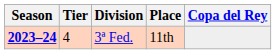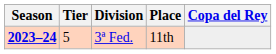(66, 37) 4 -> (66, 37) 5
